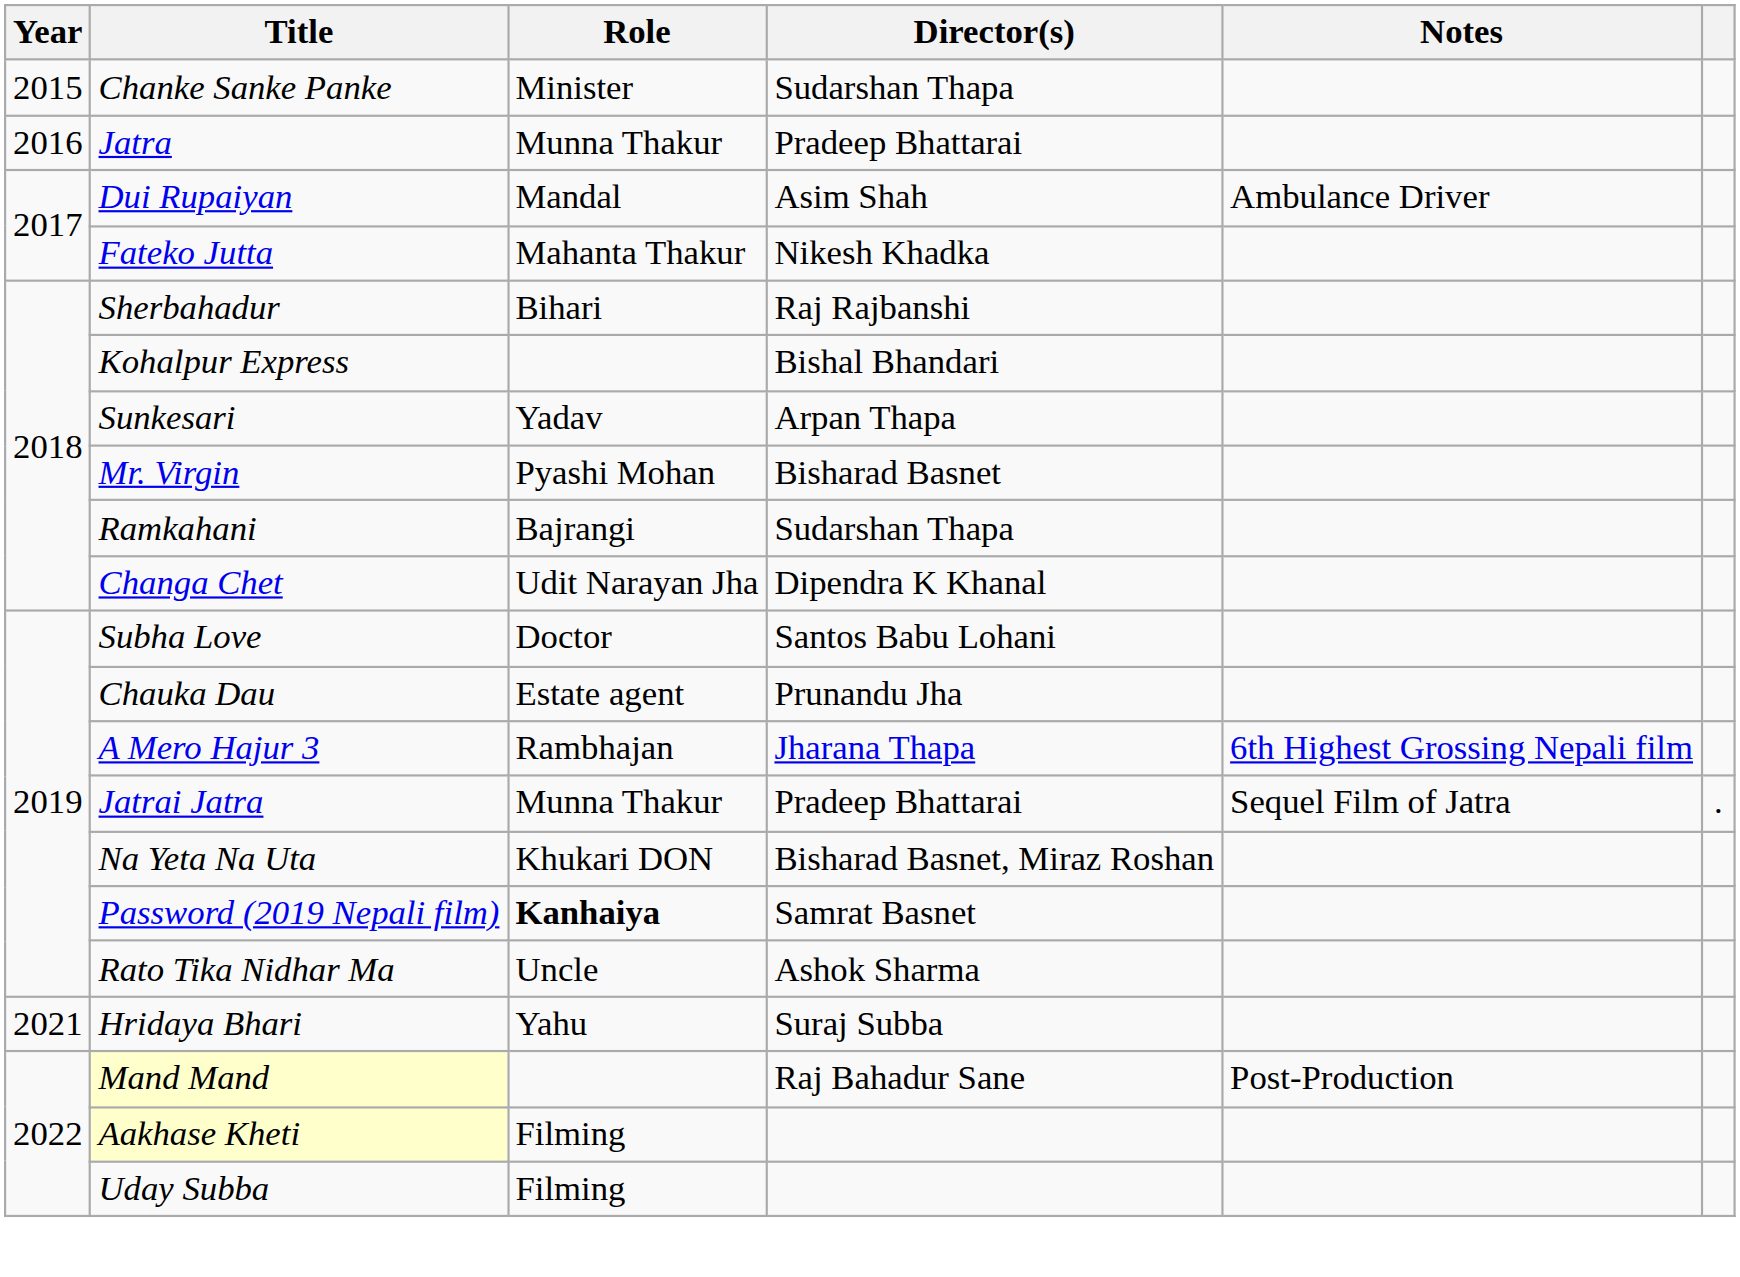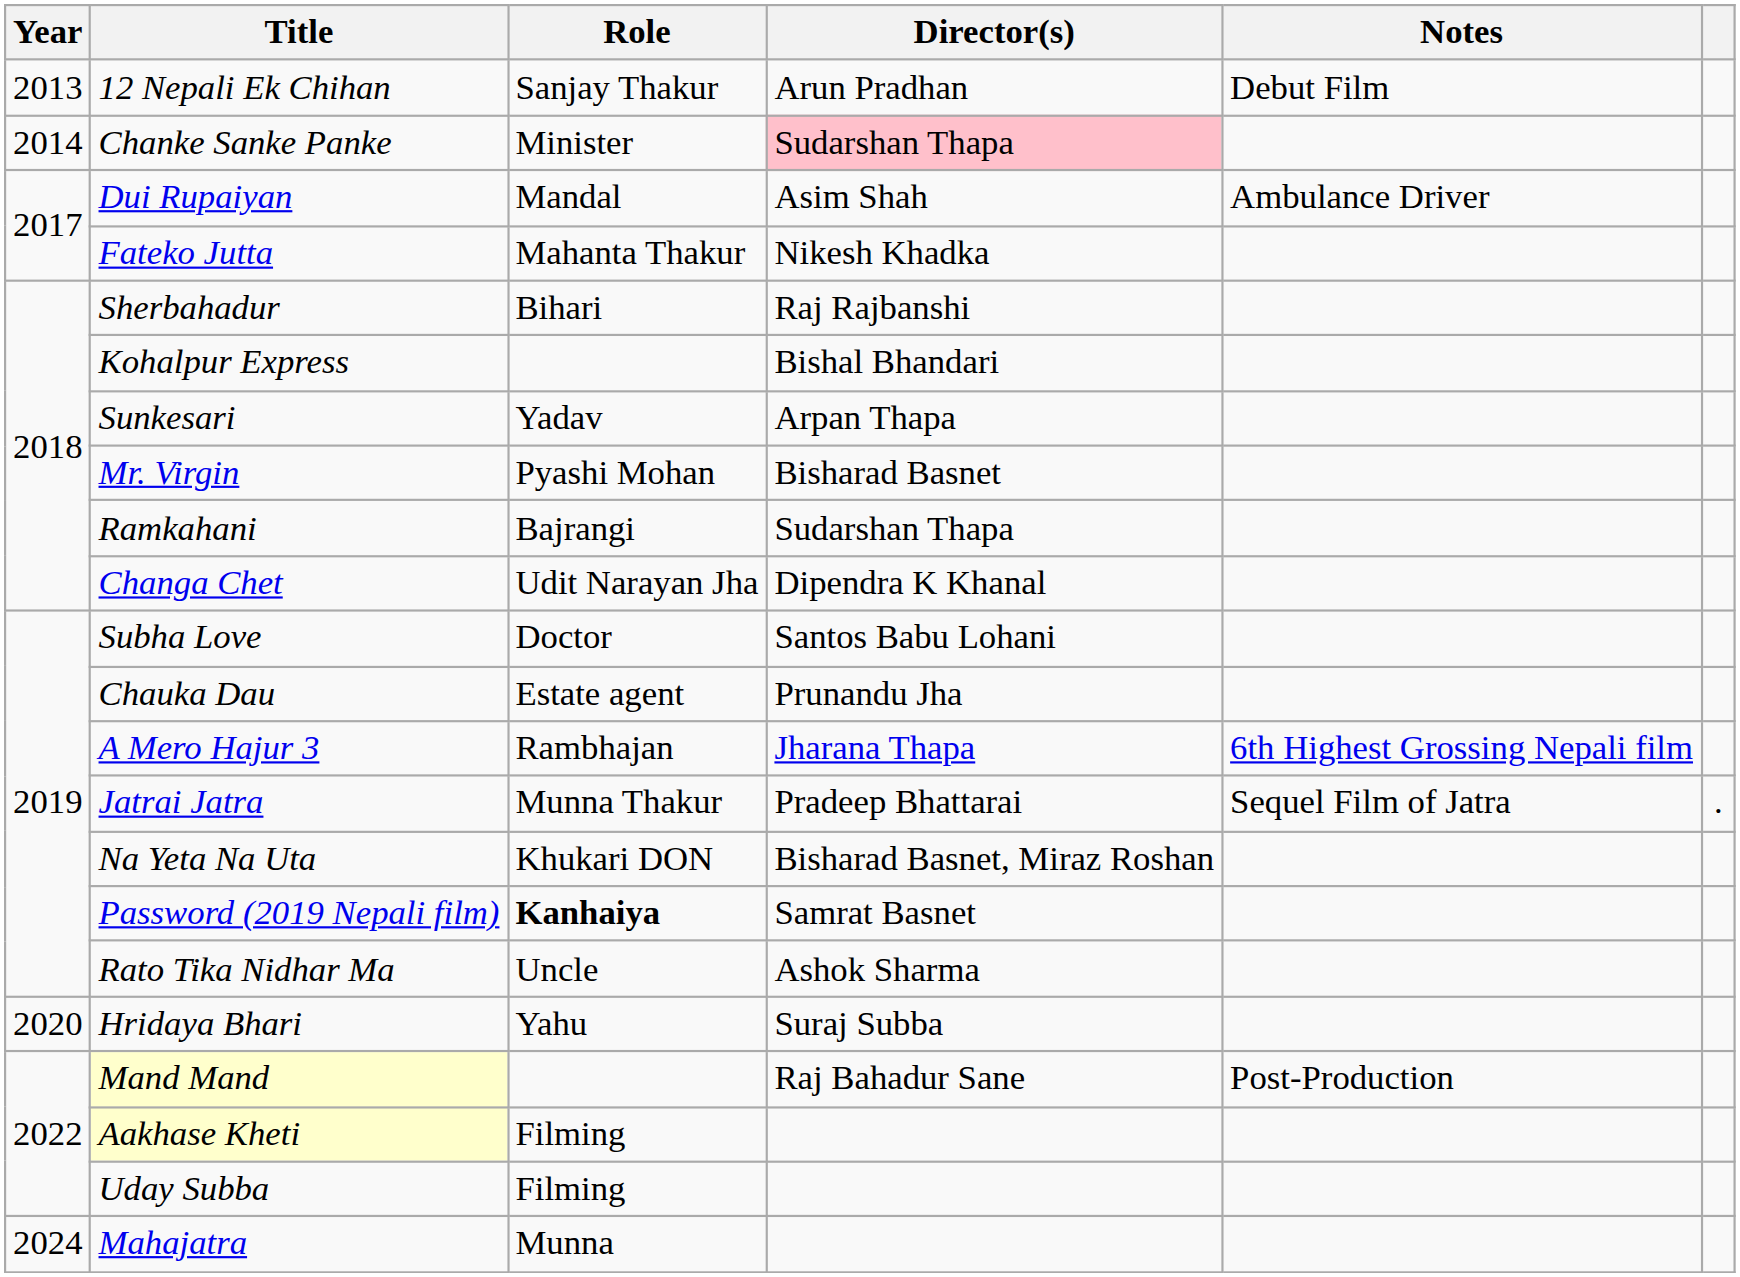+ row: (245, 87)
(48, 87) 2015 -> (48, 142) 2014
(894, 87) no background -> (894, 142) pink background
- row: (135, 142)
(48, 1023) 2021 -> (48, 1023) 2020
+ row: (173, 1243)
